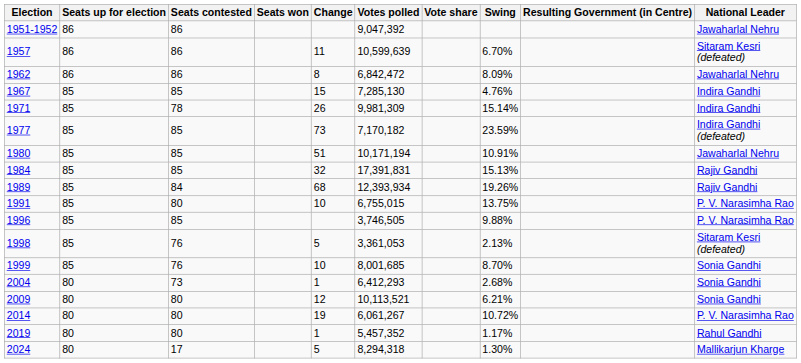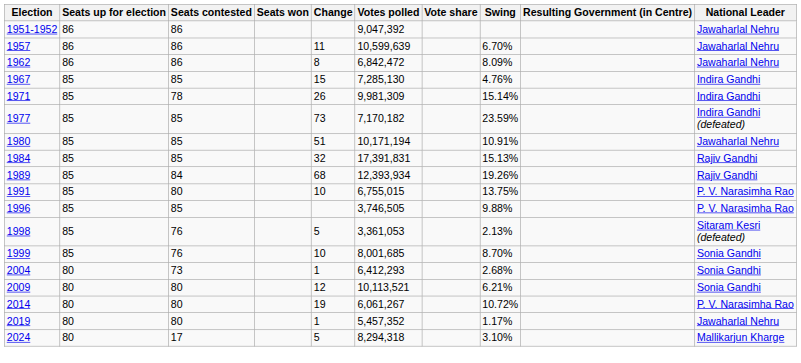(729, 52) Sitaram Kesri (defeated) -> (738, 46) Jawaharlal Nehru
(729, 333) Rahul Gandhi -> (738, 321) Jawaharlal Nehru
(497, 349) 1.30% -> (497, 338) 3.10%
